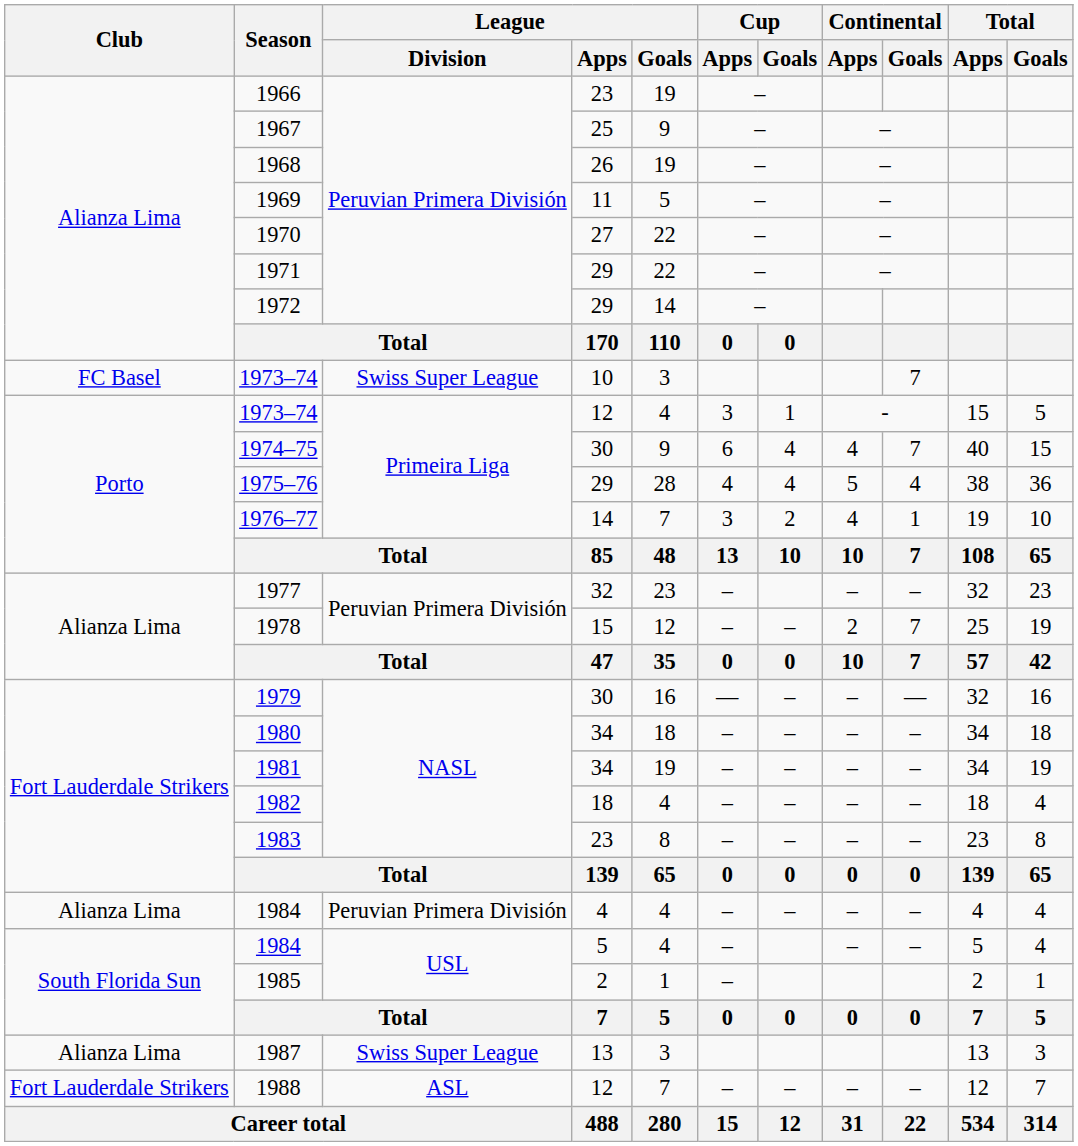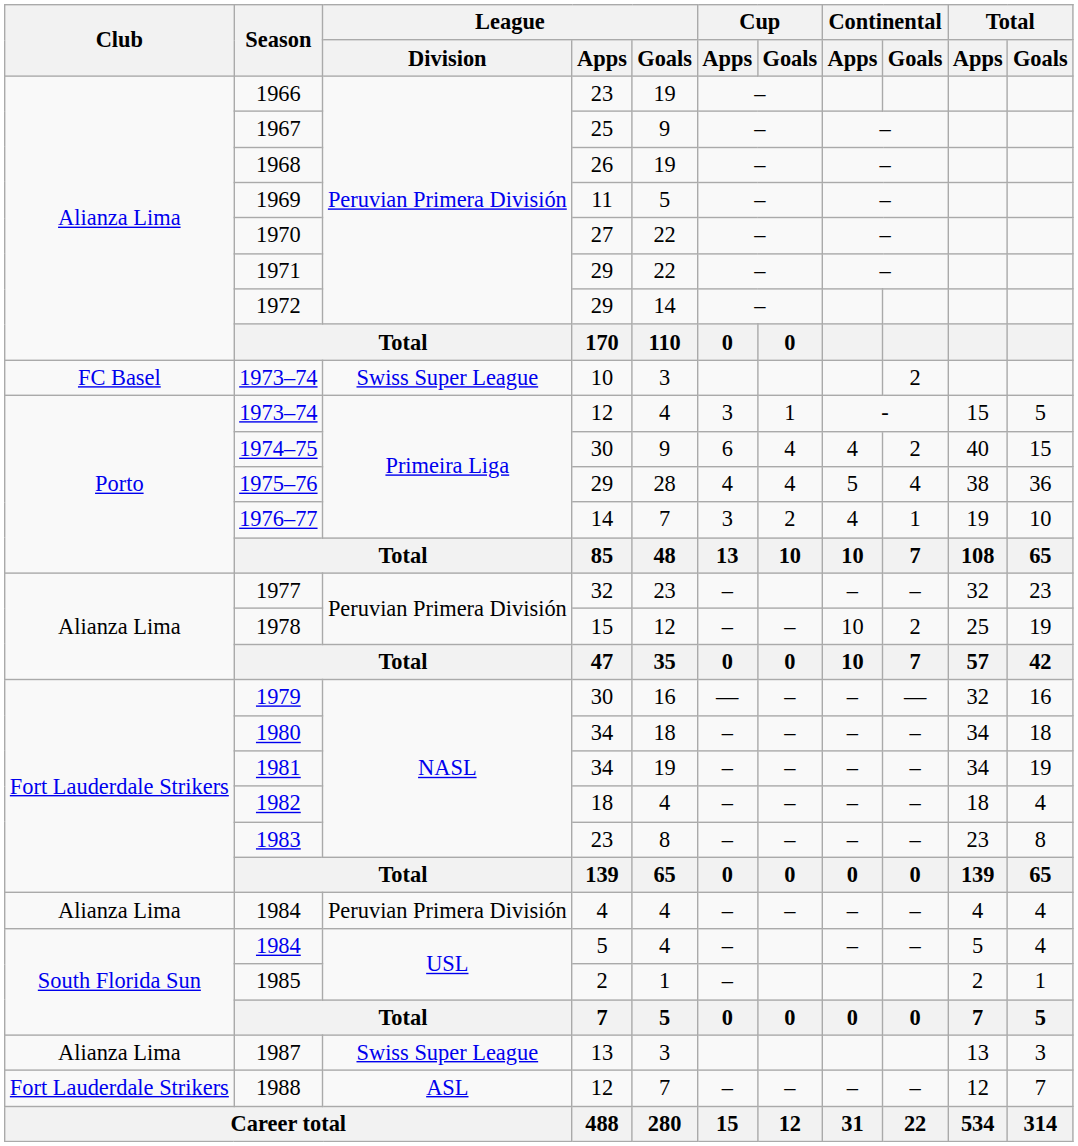(915, 377) 7 -> (915, 377) 2
(915, 448) 7 -> (915, 448) 2
(852, 626) 2 -> (852, 626) 10
(915, 626) 7 -> (915, 626) 2
